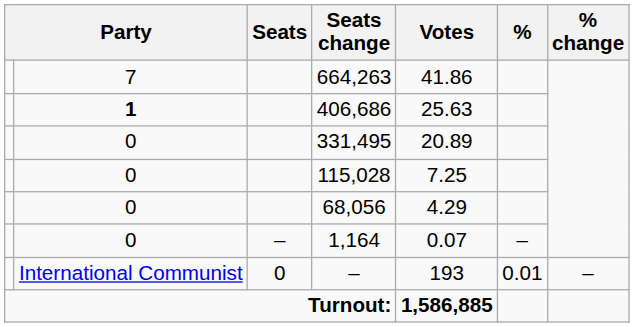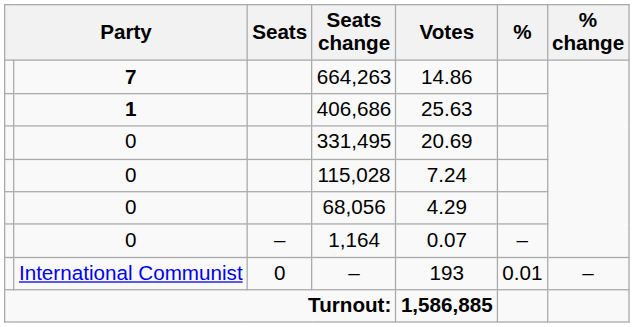(131, 76) normal -> (131, 76) bold
(447, 76) 41.86 -> (447, 76) 14.86
(447, 142) 20.89 -> (447, 142) 20.69
(447, 175) 7.25 -> (447, 175) 7.24
